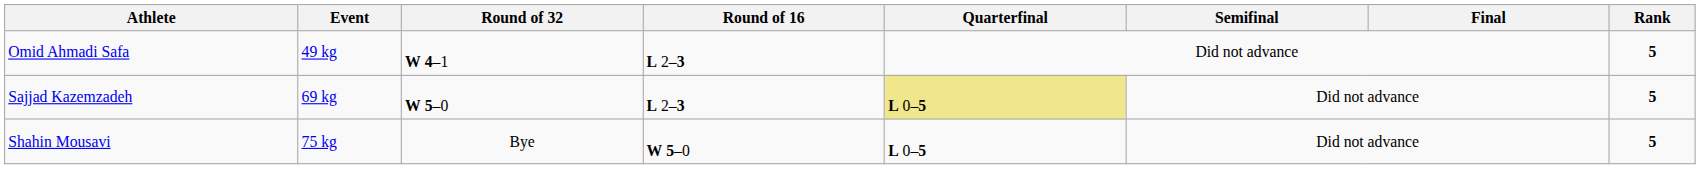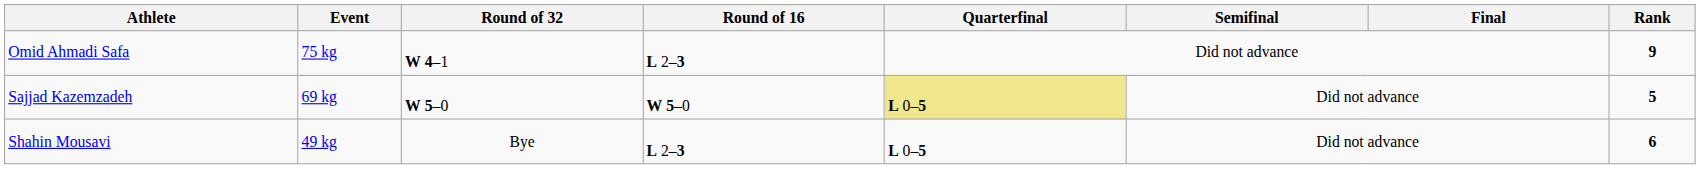(319, 52) 49 kg -> (319, 52) 75 kg
(1652, 52) 5 -> (1652, 52) 9
(666, 106) L 2–3 -> (668, 106) W 5–0
(319, 141) 75 kg -> (319, 141) 49 kg
(668, 151) W 5–0 -> (666, 151) L 2–3
(1652, 141) 5 -> (1652, 141) 6
